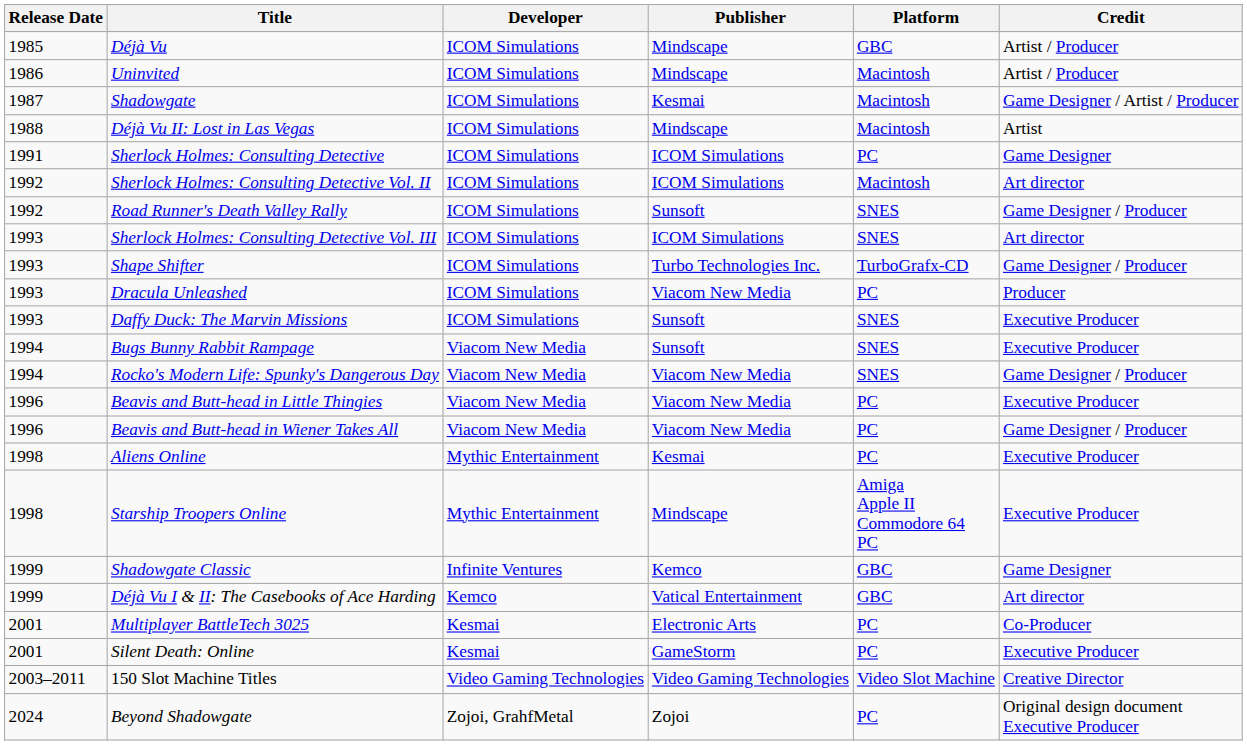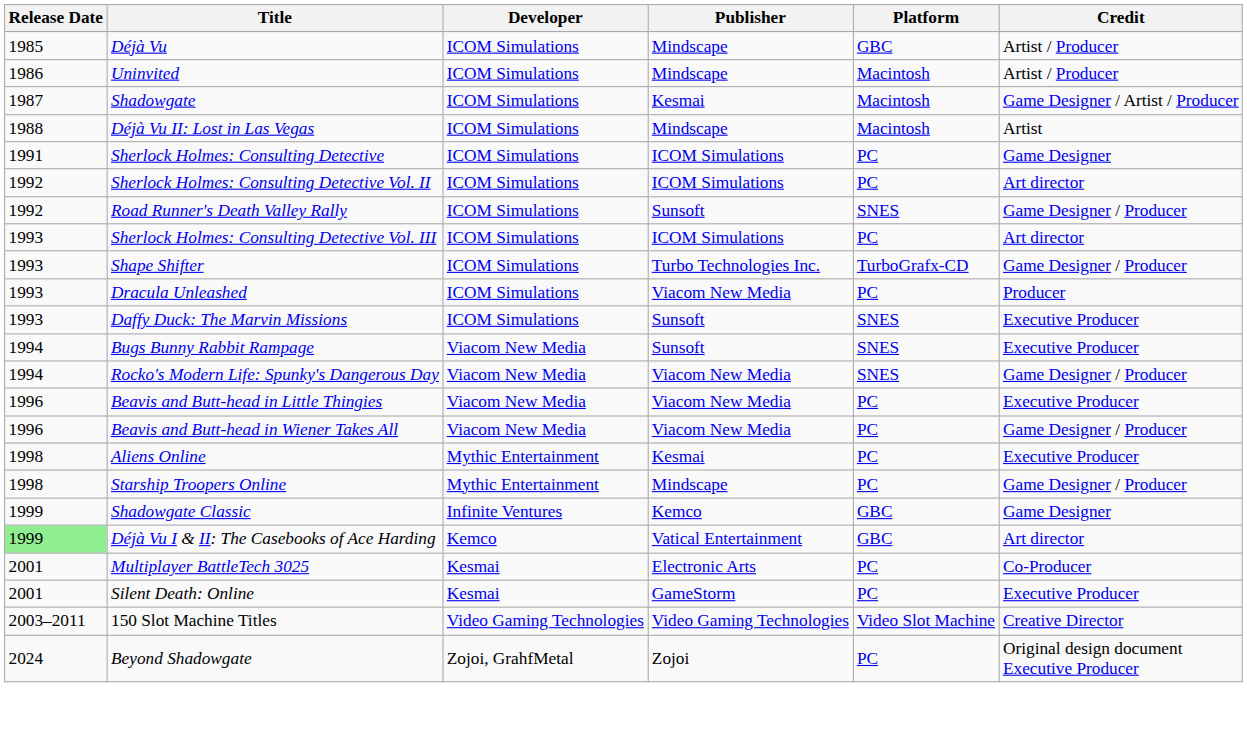(893, 182) Macintosh -> (867, 182) PC
(878, 237) SNES -> (867, 237) PC
(911, 513) Amiga Apple II Commodore 64 PC -> (867, 484) PC
(1071, 513) Executive Producer -> (1095, 484) Game Designer / Producer
(26, 597) no background -> (26, 538) lightgreen background
